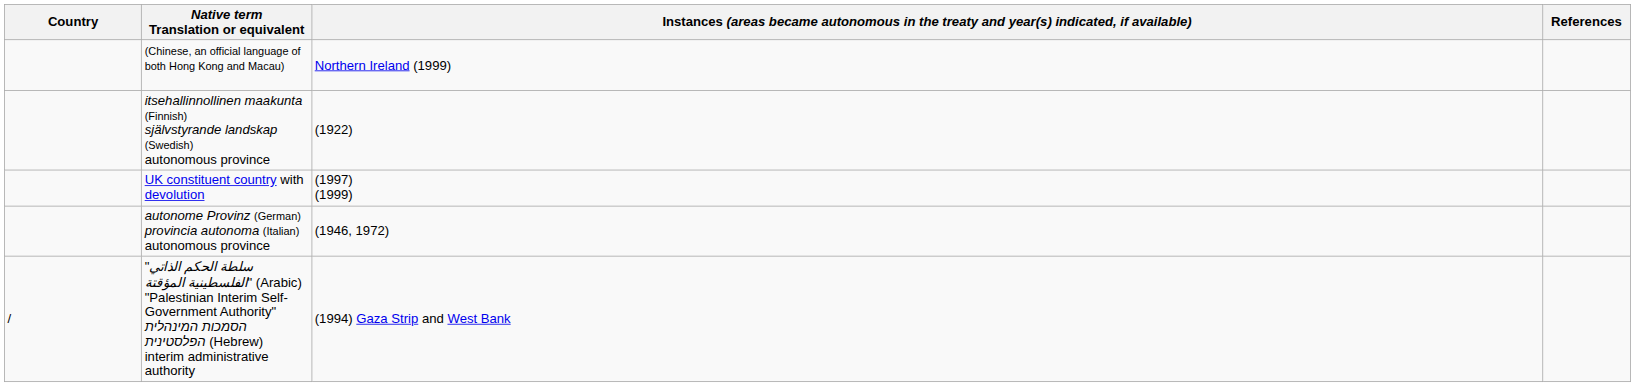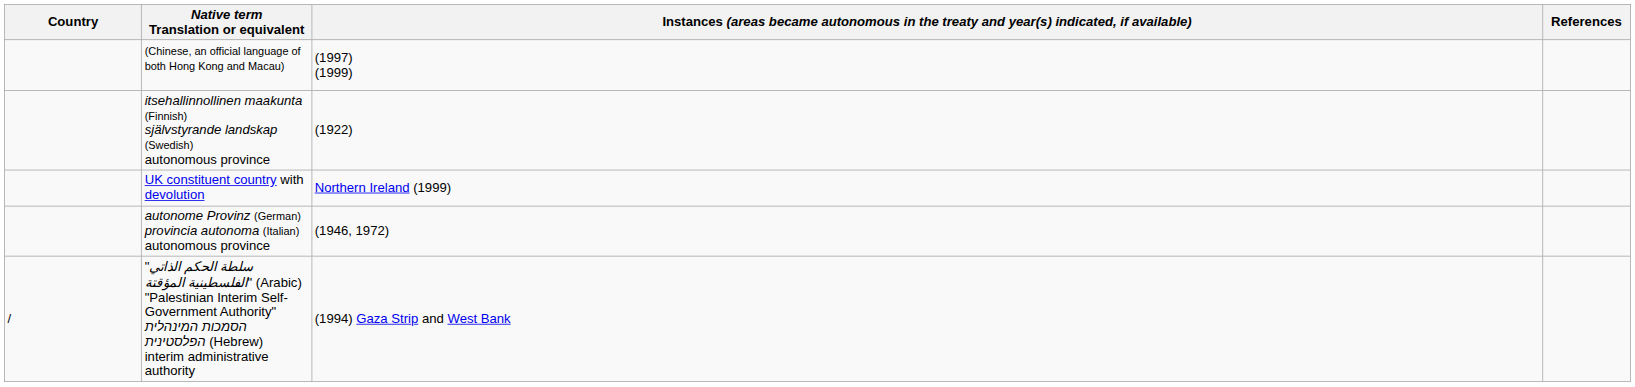(383, 65) Northern Ireland (1999) -> (334, 65) (1997) (1999)
(334, 188) (1997) (1999) -> (383, 188) Northern Ireland (1999)
